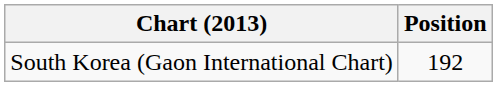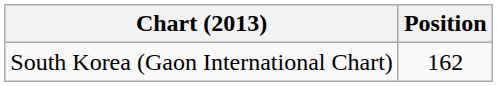(445, 61) 192 -> (445, 61) 162
